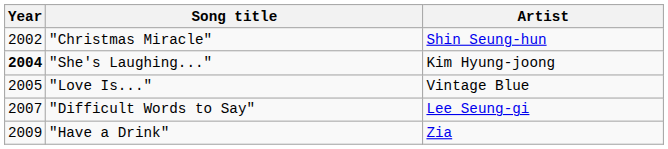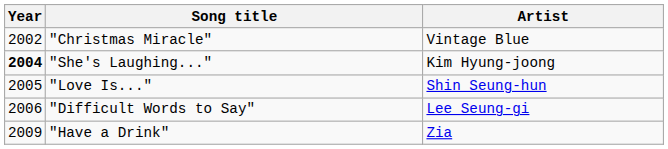(487, 40) Shin Seung-hun -> (478, 40) Vintage Blue
(478, 86) Vintage Blue -> (487, 86) Shin Seung-hun
(25, 109) 2007 -> (25, 109) 2006
